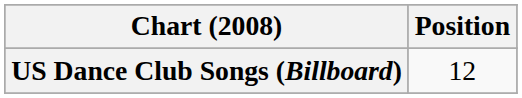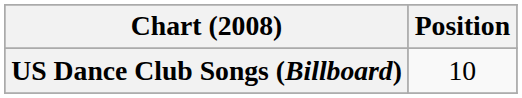(462, 70) 12 -> (462, 70) 10
